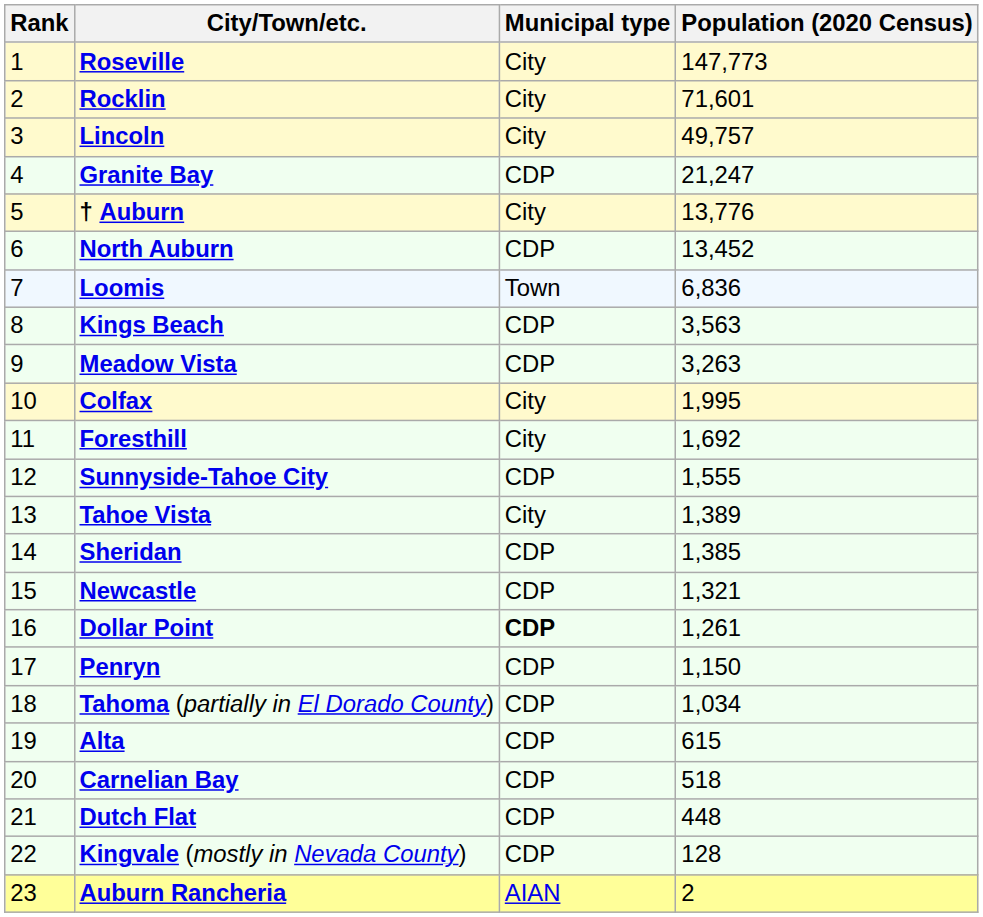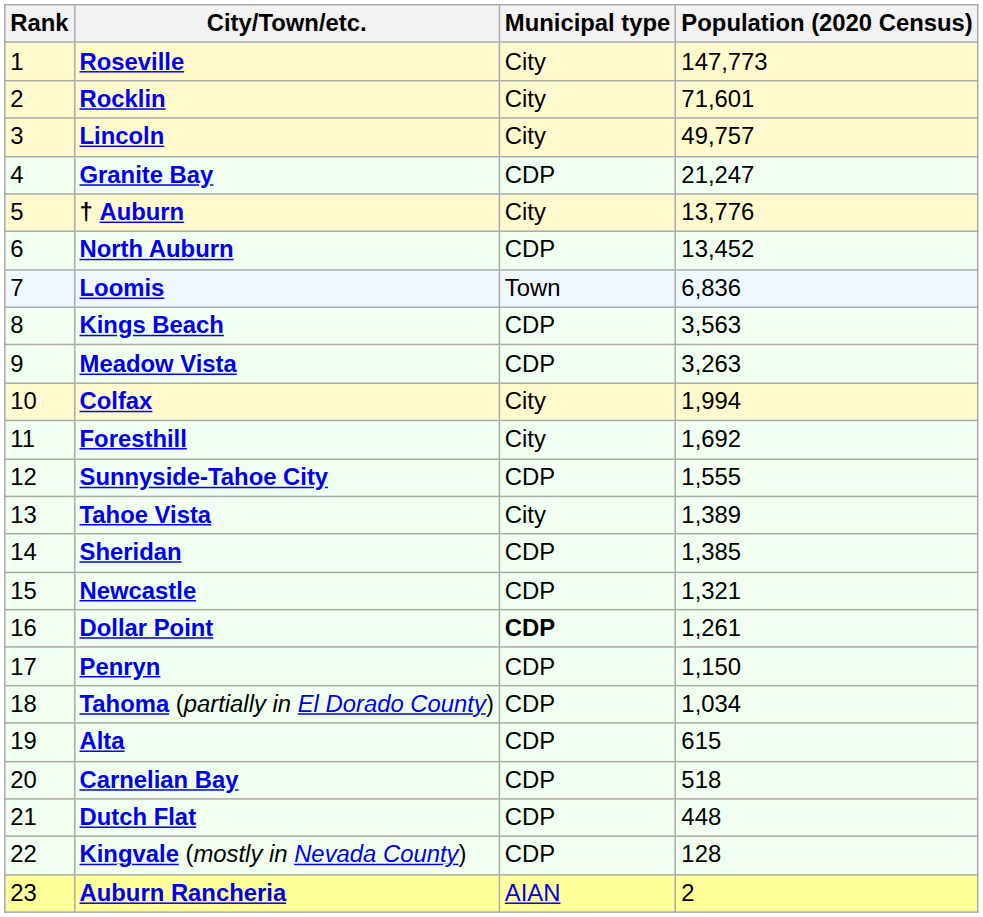(711, 401) 1,995 -> (711, 401) 1,994
